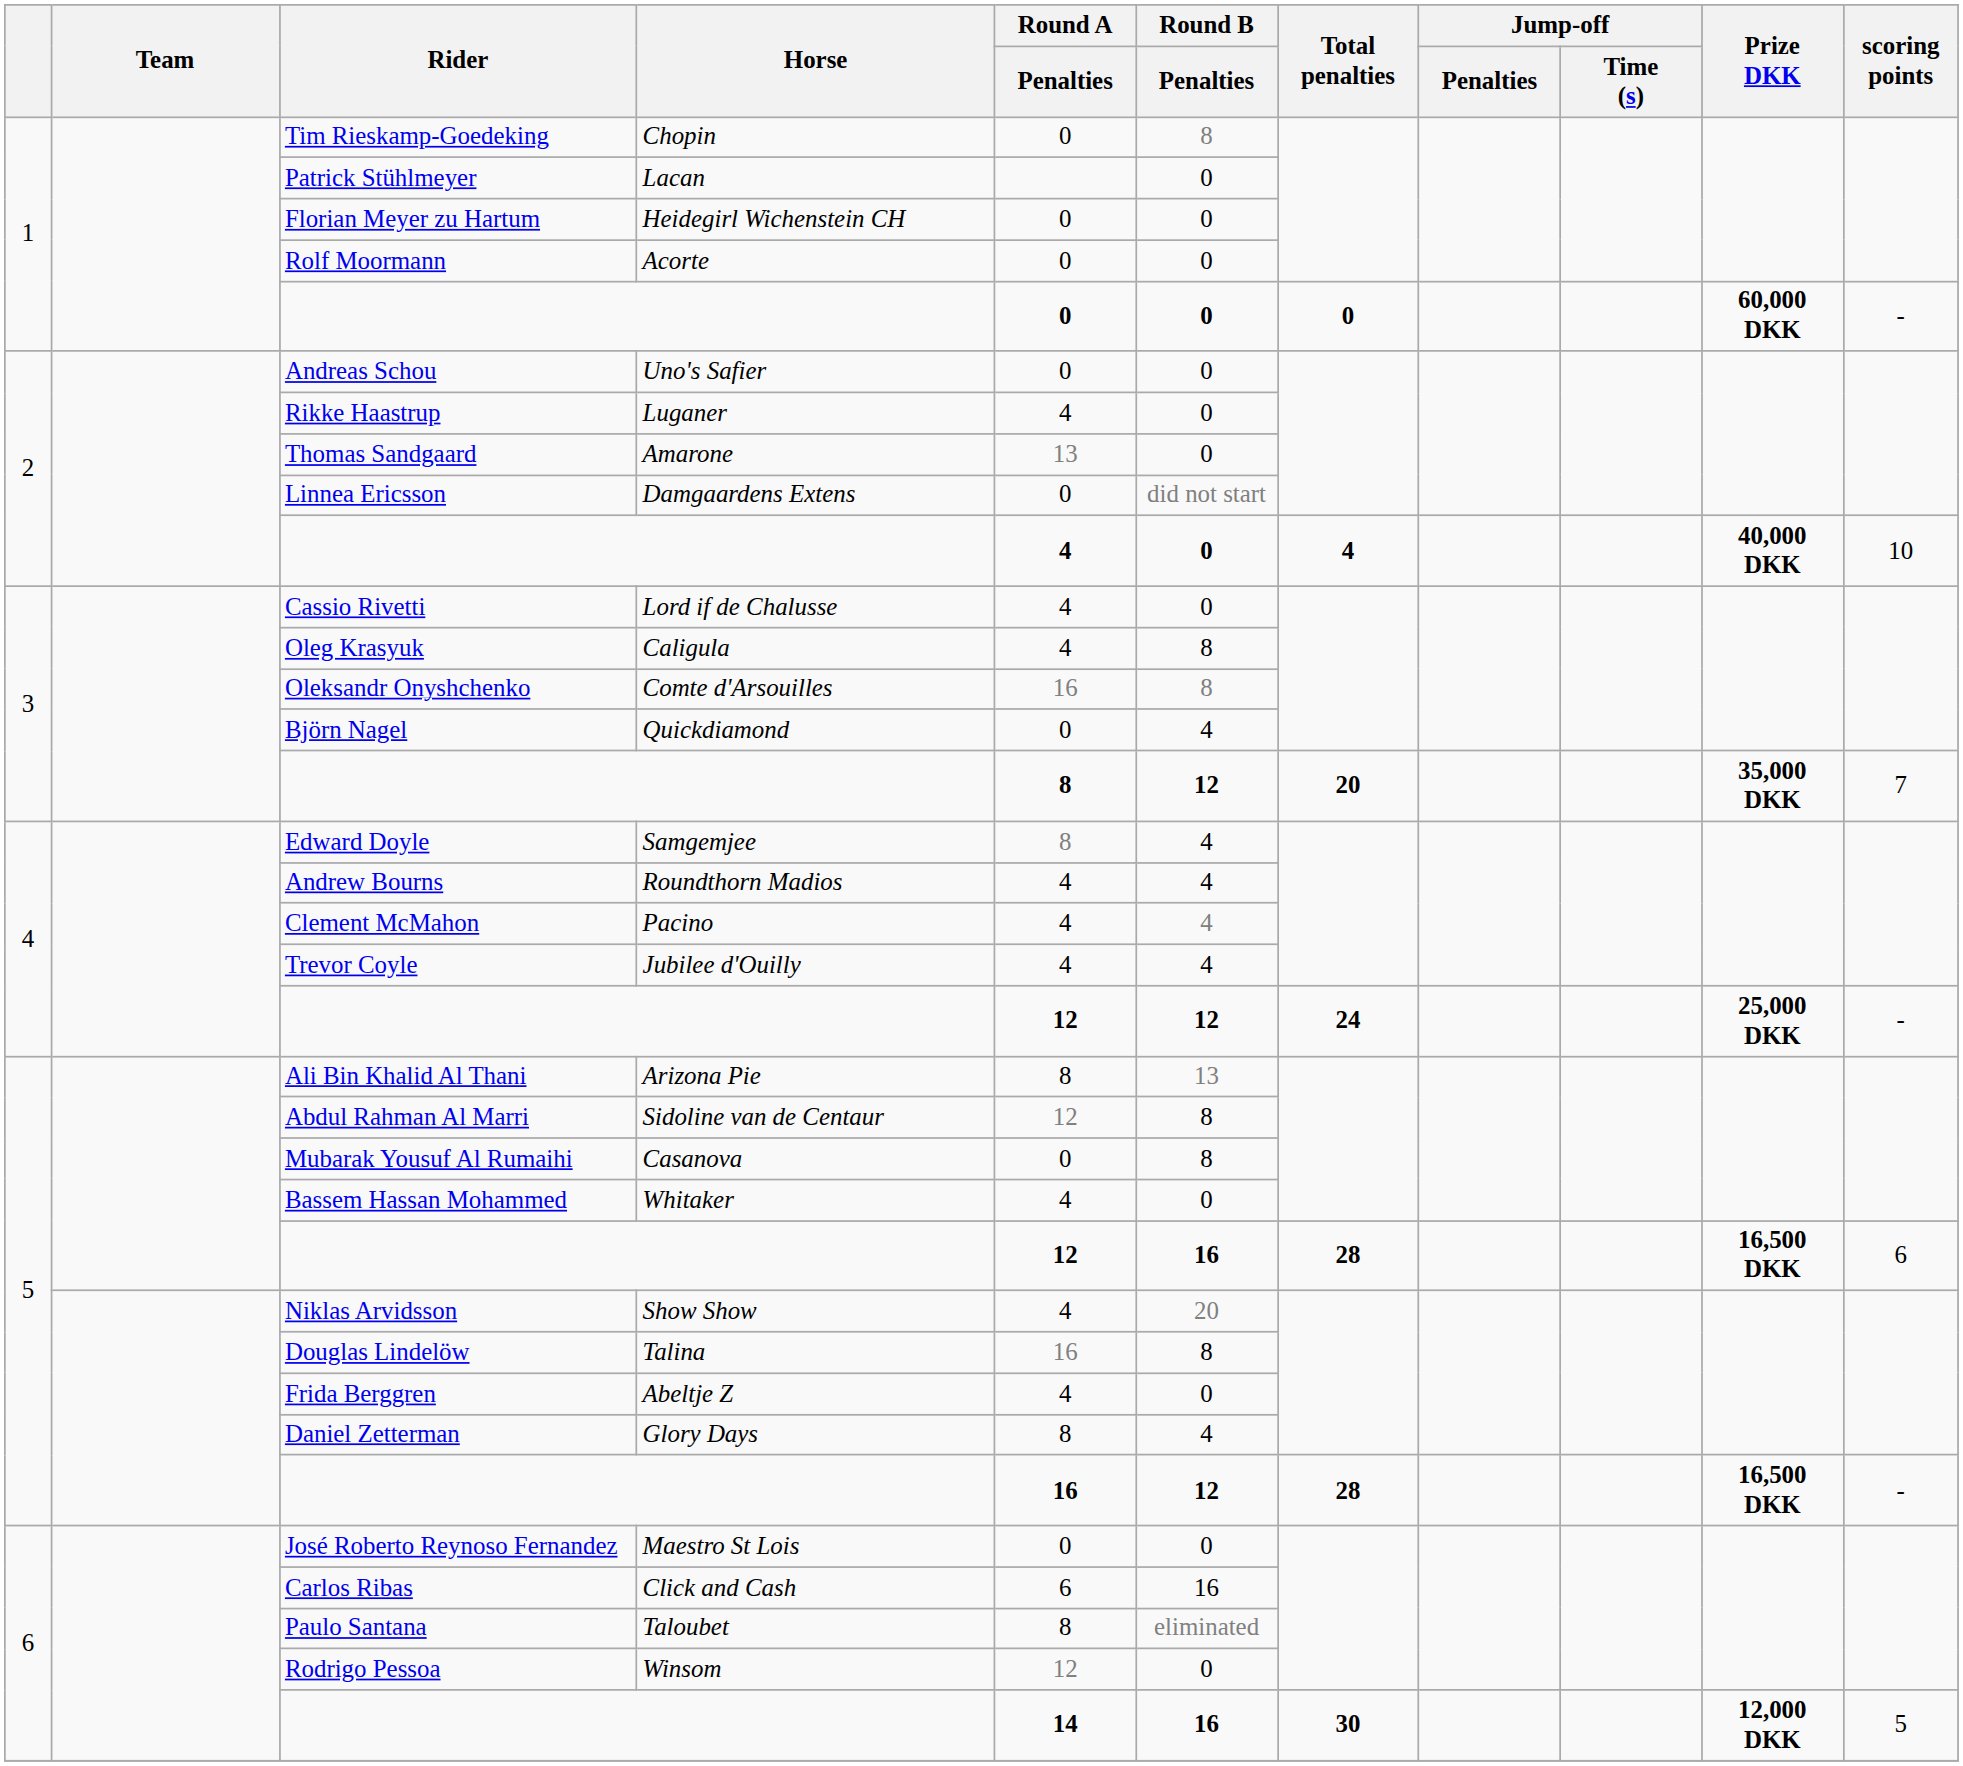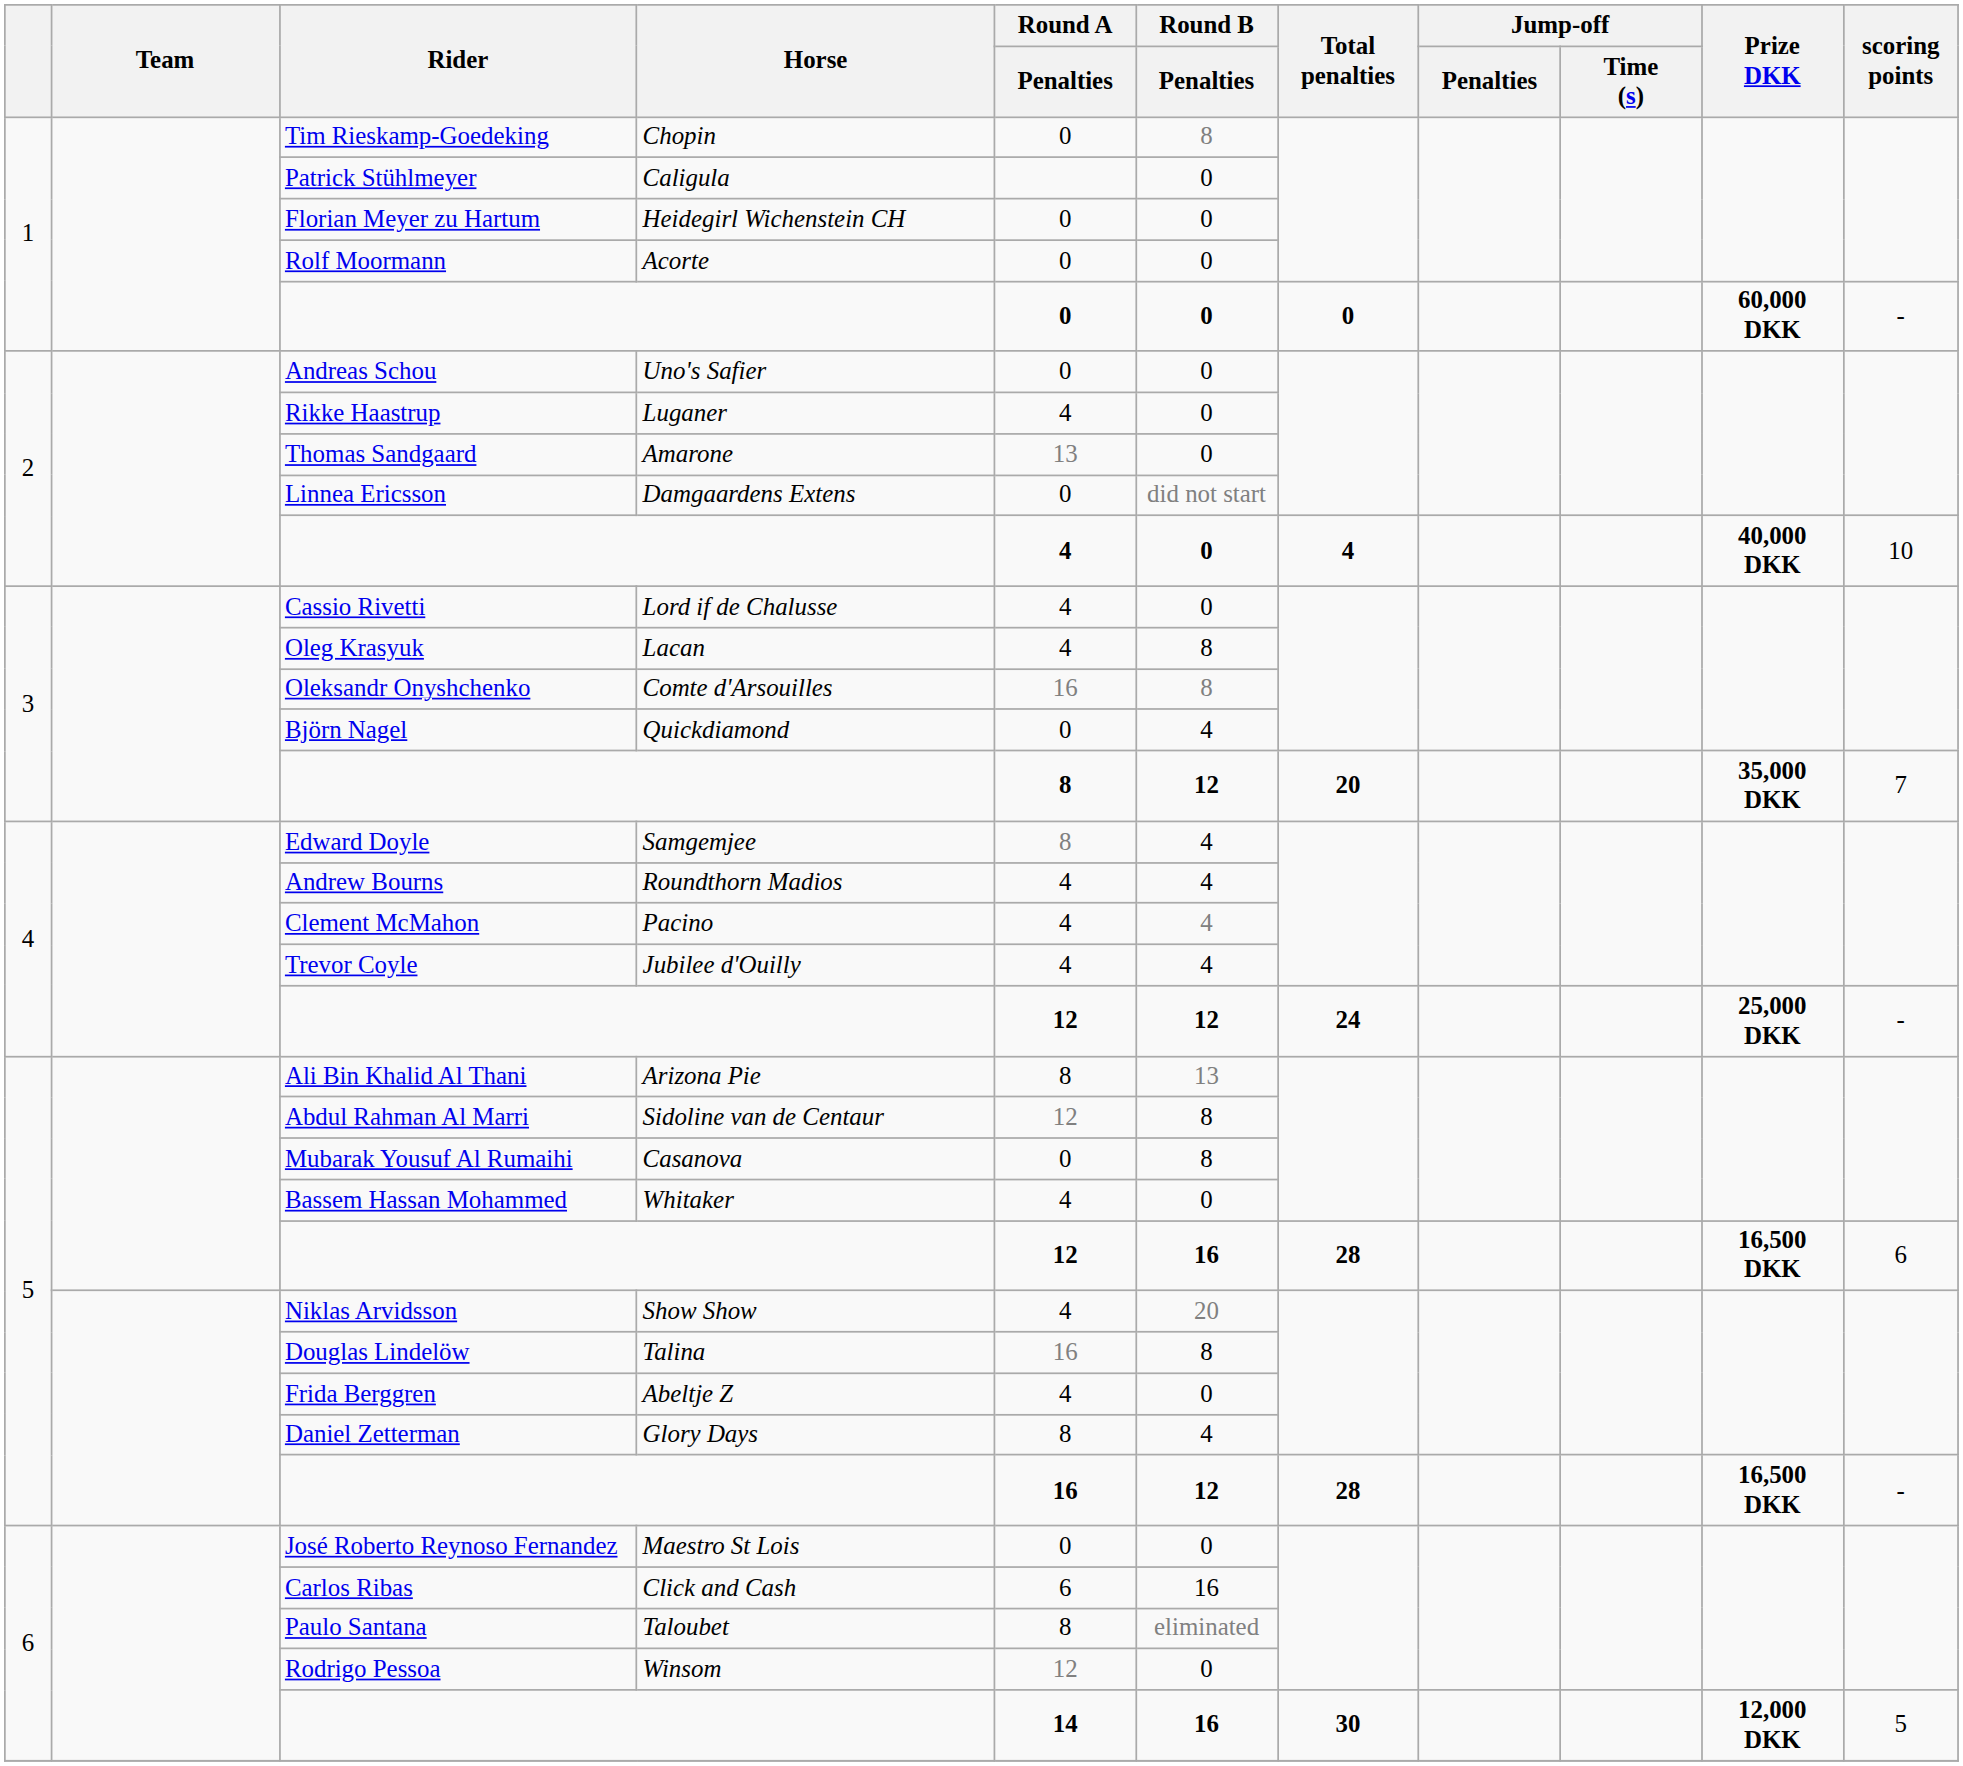(674, 178) Lacan -> (686, 178) Caligula
(686, 647) Caligula -> (674, 647) Lacan
